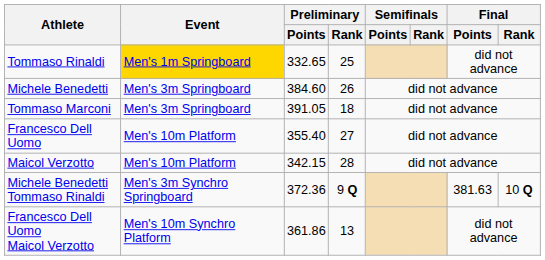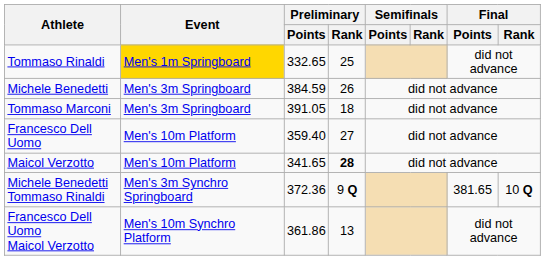(306, 89) 384.60 -> (306, 89) 384.59
(306, 136) 355.40 -> (306, 136) 359.40
(306, 163) 342.15 -> (306, 163) 341.65
(347, 163) normal -> (347, 163) bold
(473, 190) 381.63 -> (473, 190) 381.65
